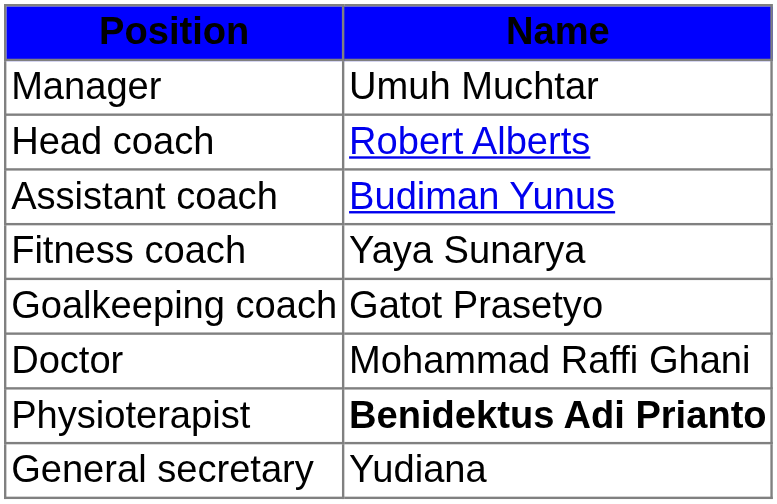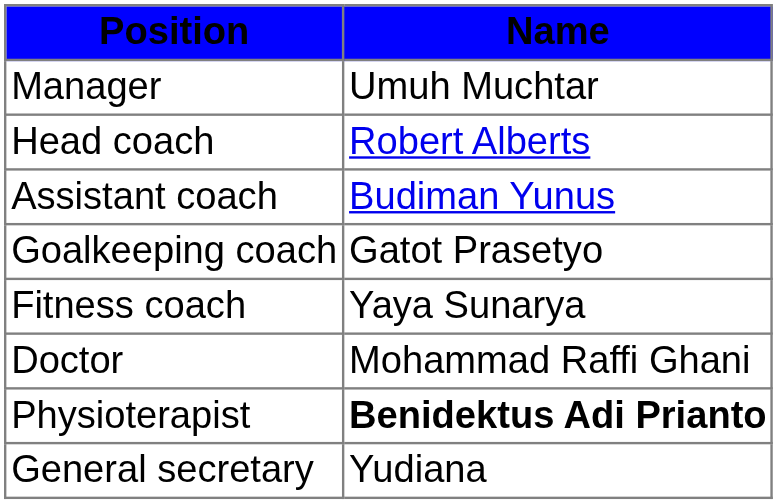rows swapped: (174, 305) <-> (129, 250)
